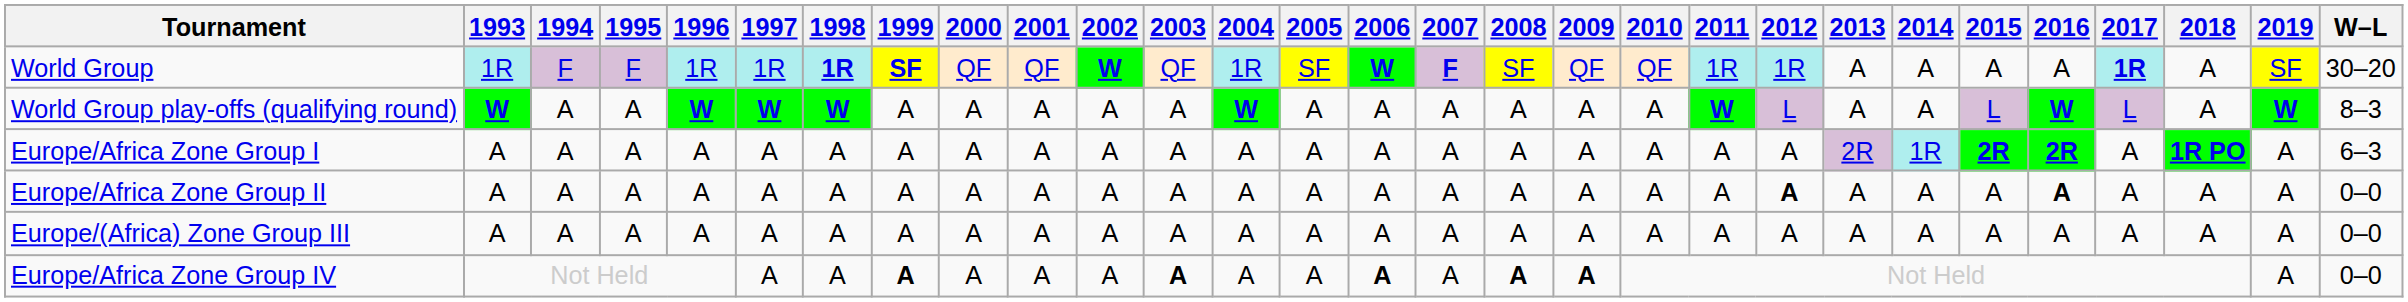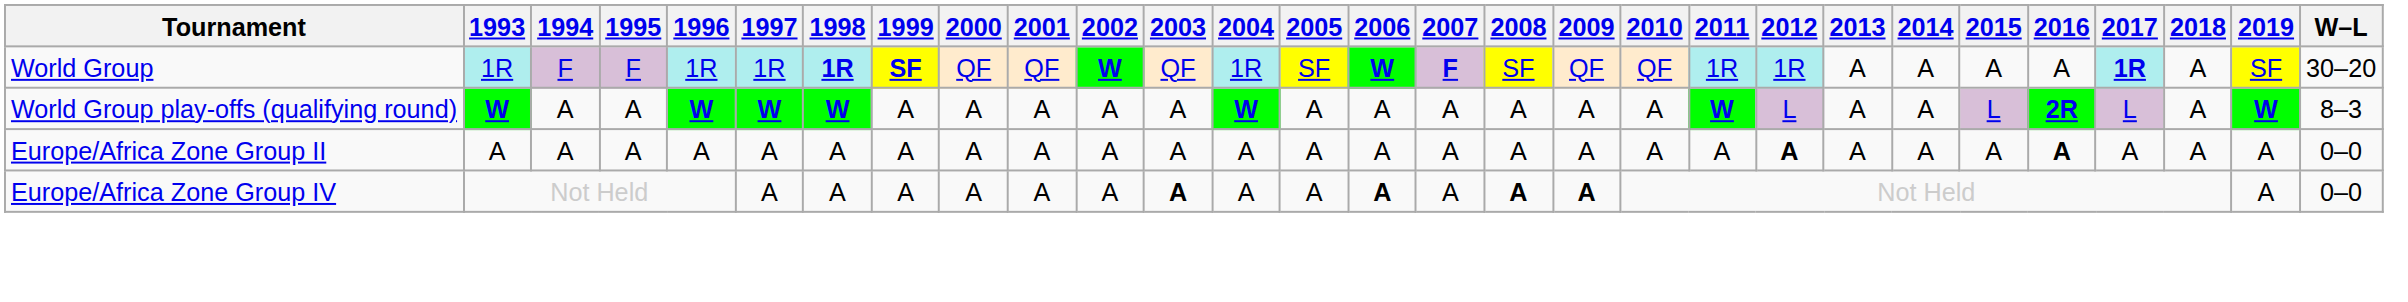(2062, 109) W -> (2062, 109) 2R
- row: (165, 150)
- row: (181, 233)
(906, 275) bold -> (906, 192) normal
